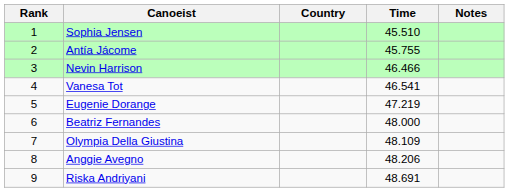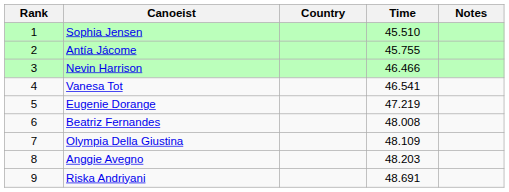(403, 123) 48.000 -> (403, 123) 48.008
(403, 159) 48.206 -> (403, 159) 48.203
